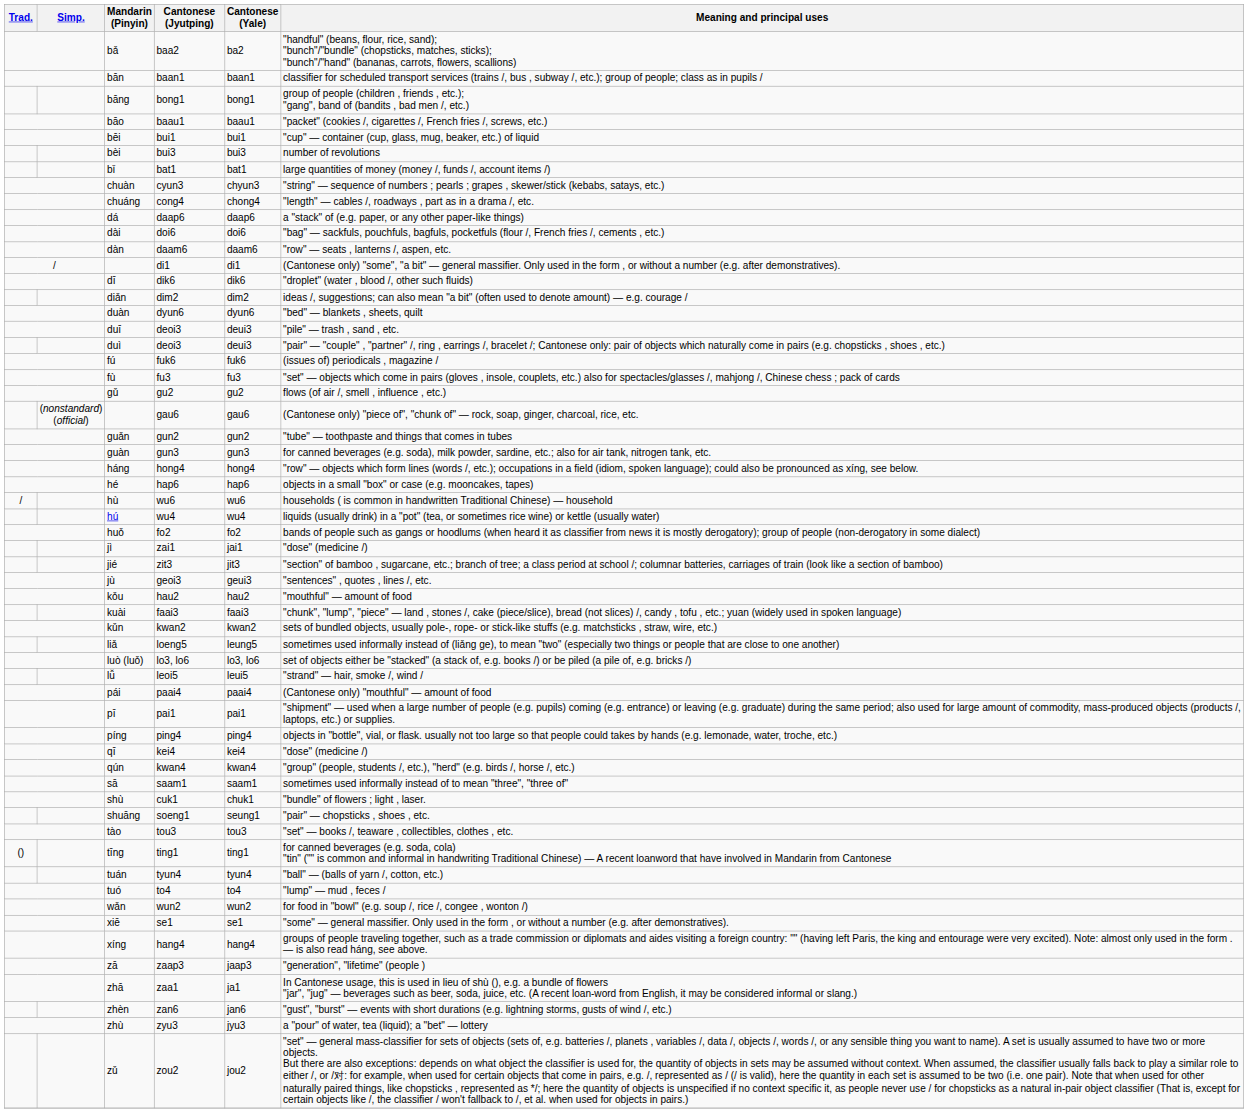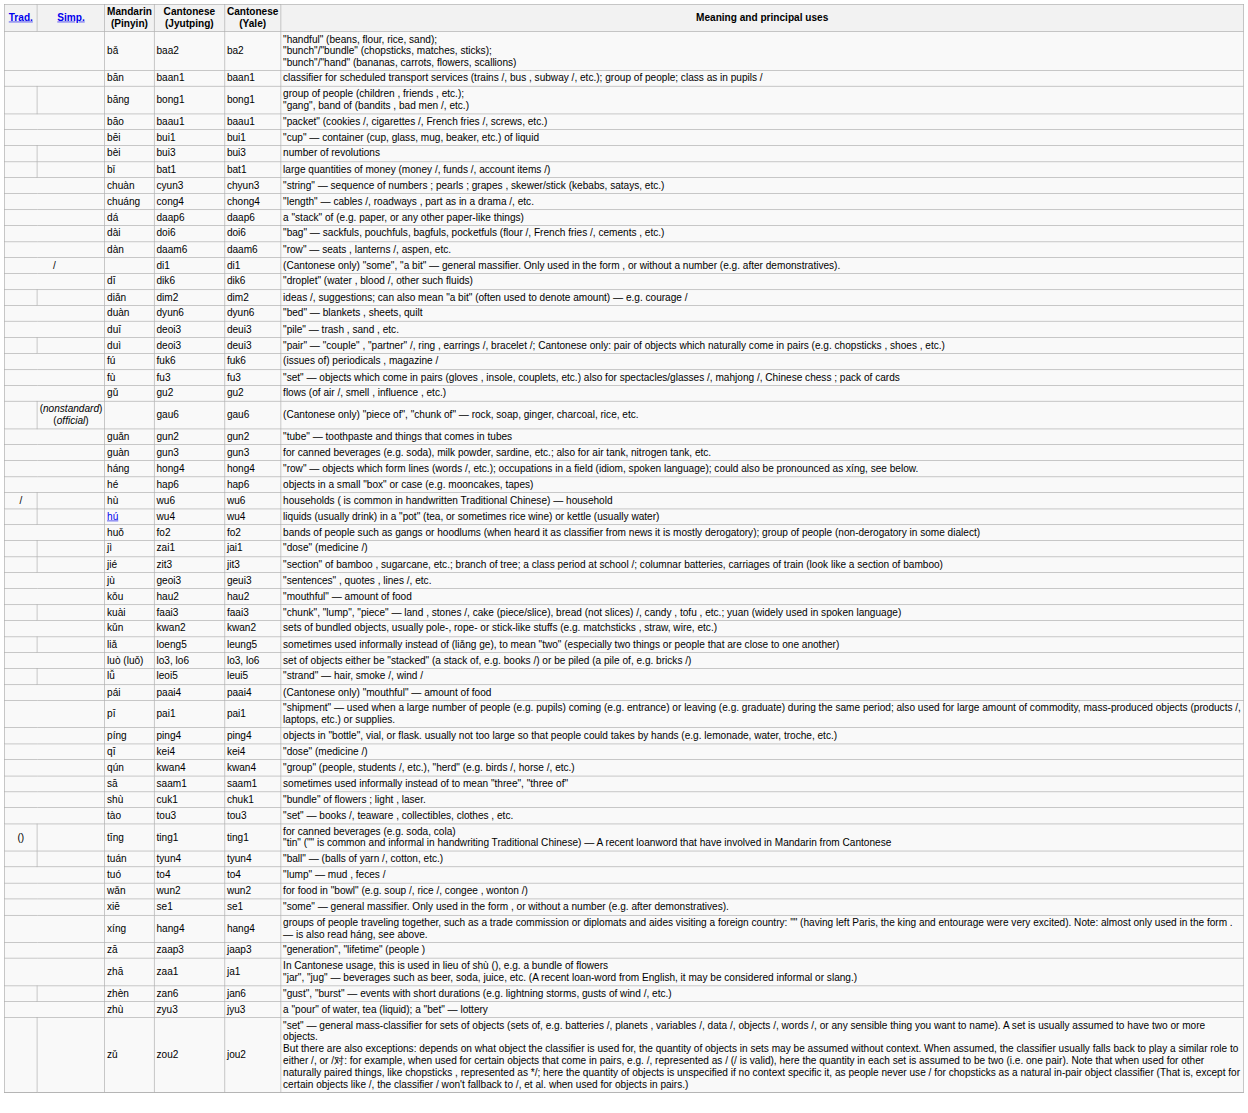- row: (124, 815)
